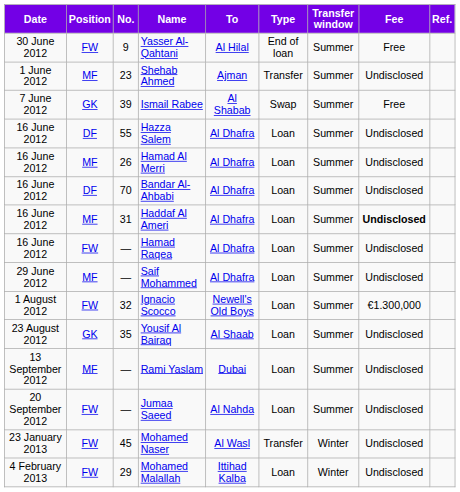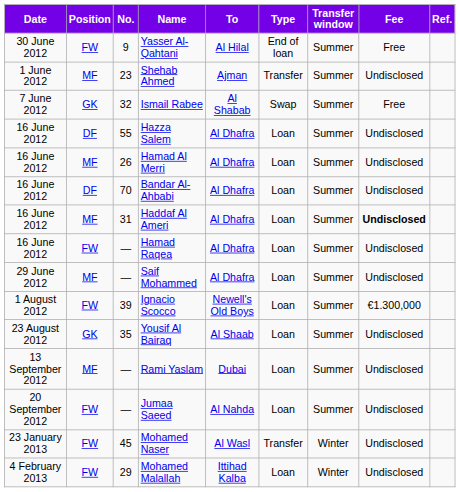(126, 105) 39 -> (126, 105) 32
(126, 306) 32 -> (126, 306) 39
